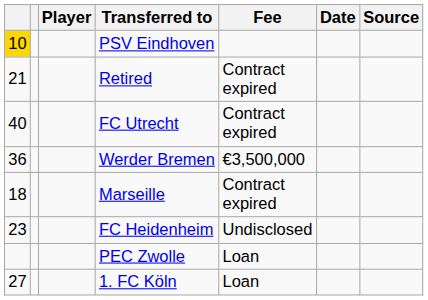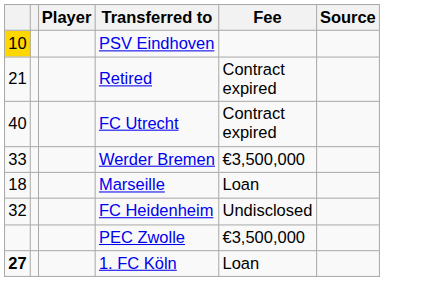- column: (338, 17)
(17, 159) 36 -> (17, 159) 33
(254, 194) Contract expired -> (241, 185) Loan
(17, 230) 23 -> (17, 211) 32
(241, 256) Loan -> (264, 237) €3,500,000
(17, 282) normal -> (17, 263) bold
